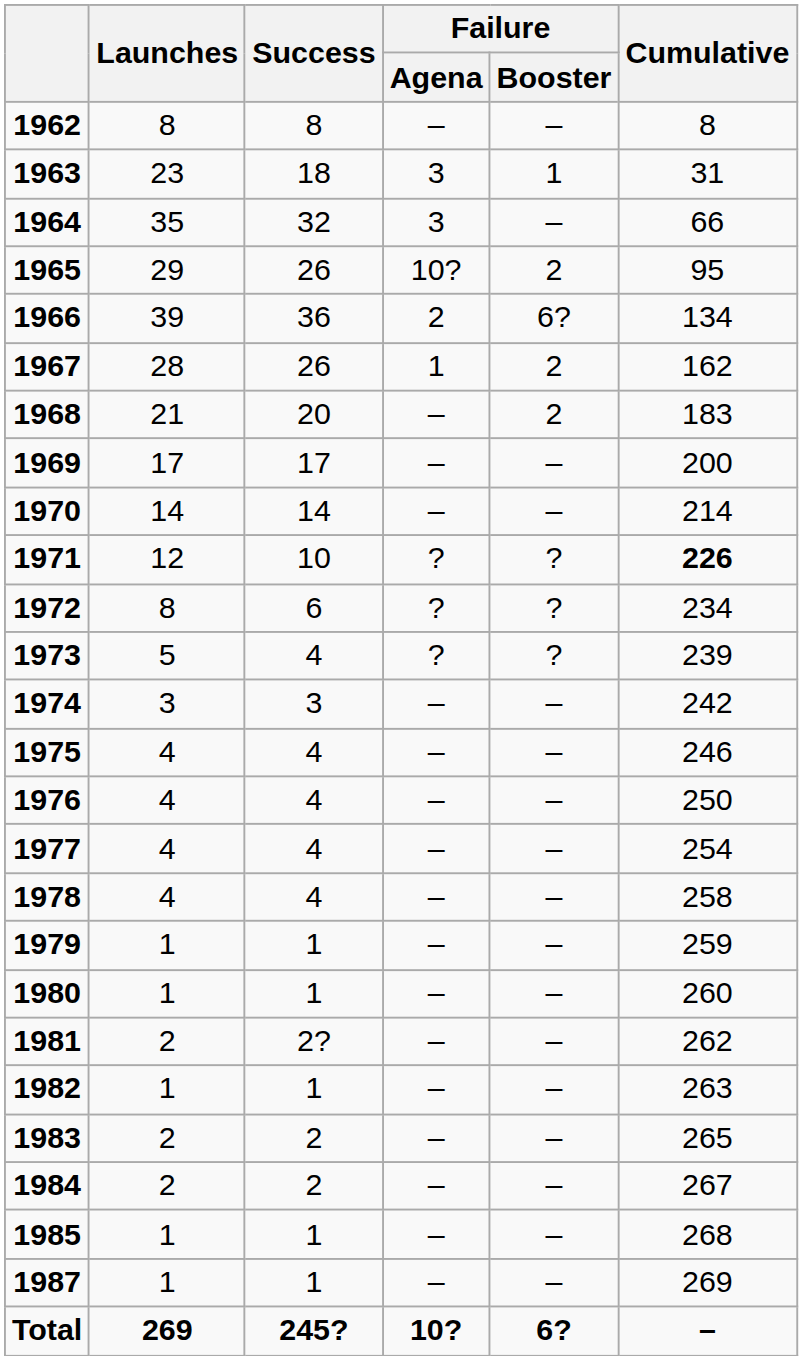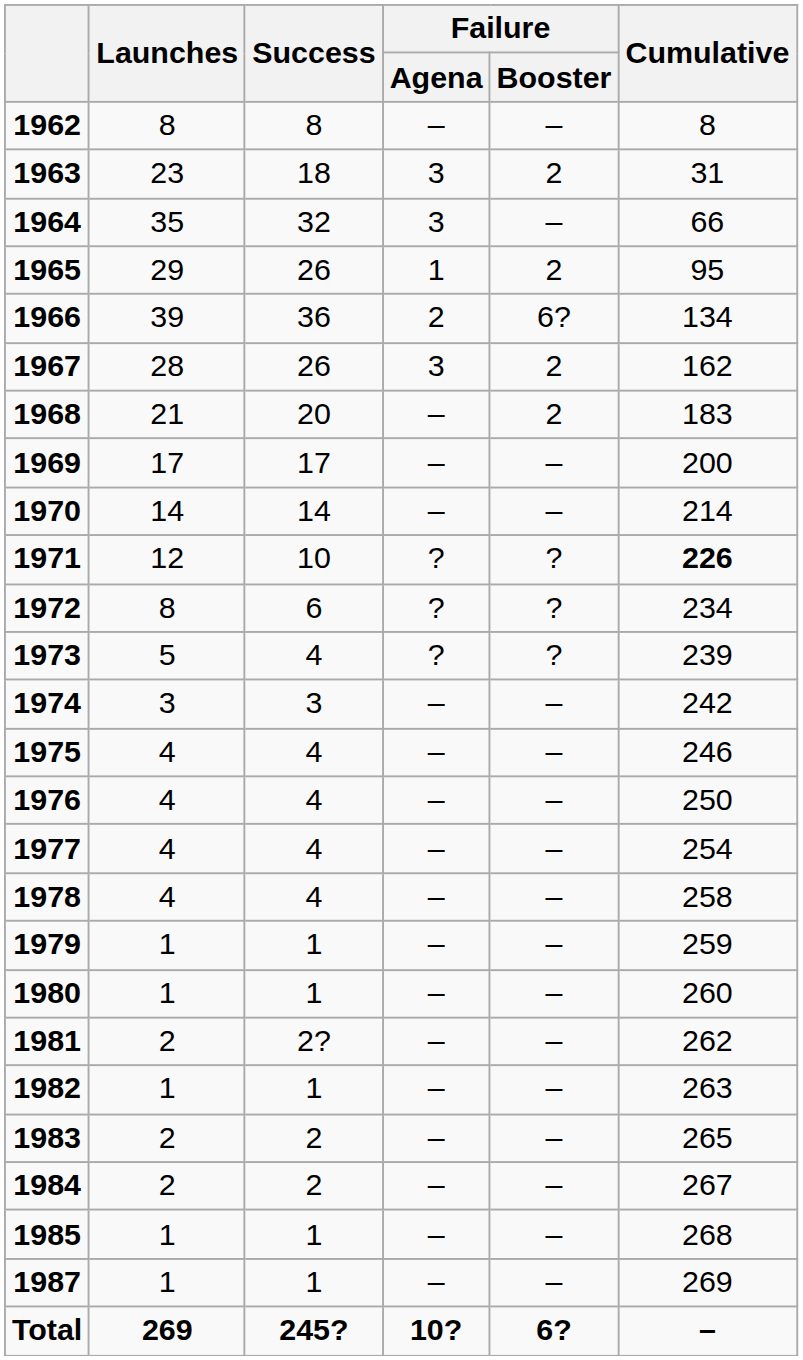(554, 173) 1 -> (554, 173) 2
(436, 269) 10? -> (436, 269) 1
(436, 366) 1 -> (436, 366) 3
